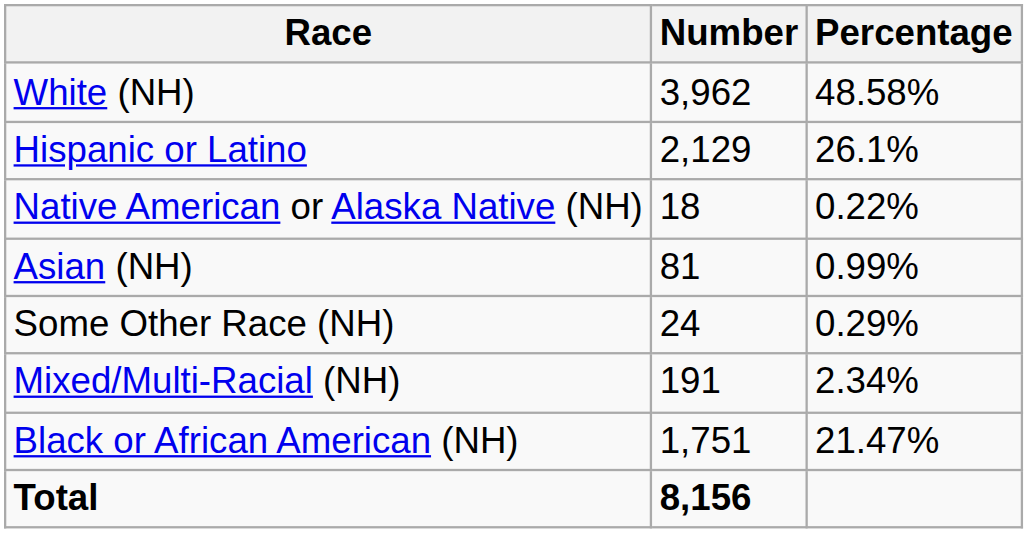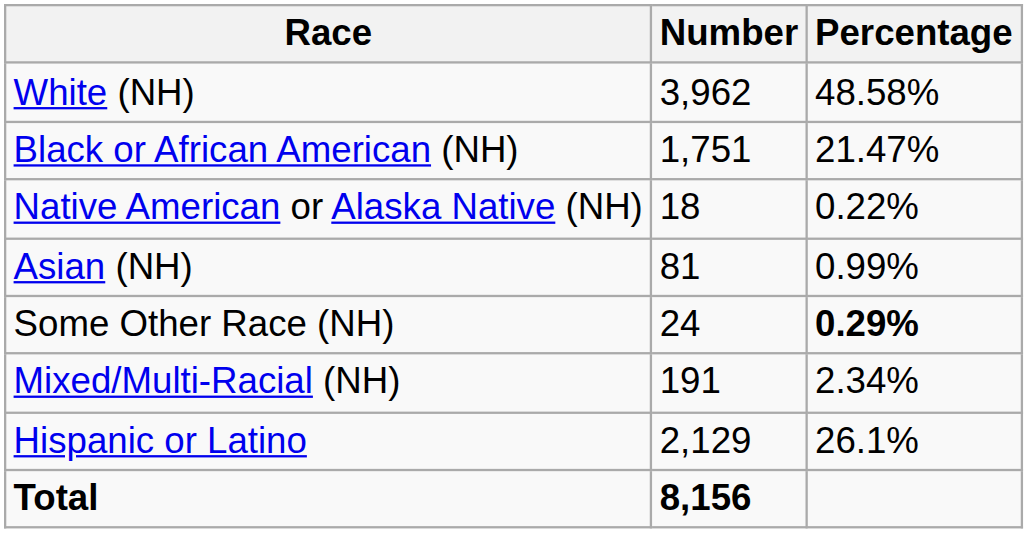rows swapped: (266, 440) <-> (160, 149)
(867, 324) normal -> (867, 324) bold
